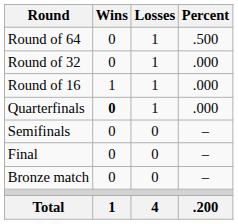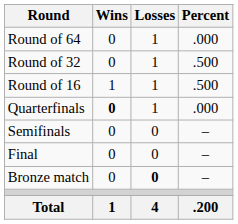(205, 39) .500 -> (205, 39) .000
(205, 62) .000 -> (205, 62) .500
(205, 85) .000 -> (205, 85) .500
(155, 177) normal -> (155, 177) bold
